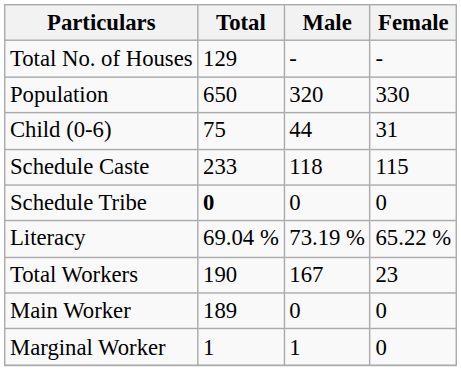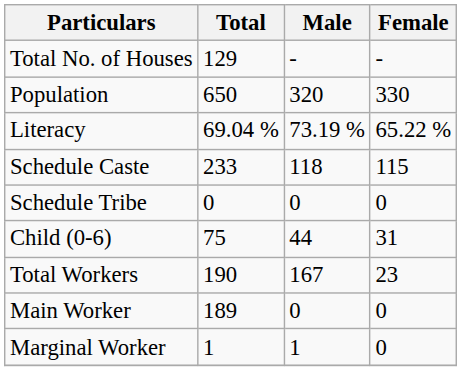rows swapped: (61, 130) <-> (48, 238)
(209, 202) bold -> (209, 202) normal
